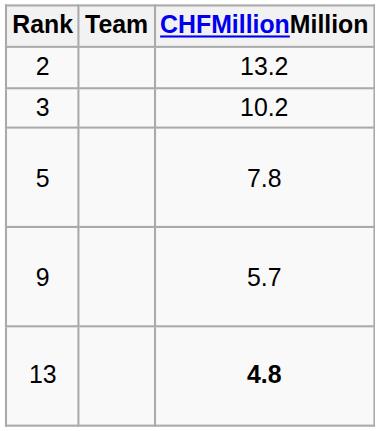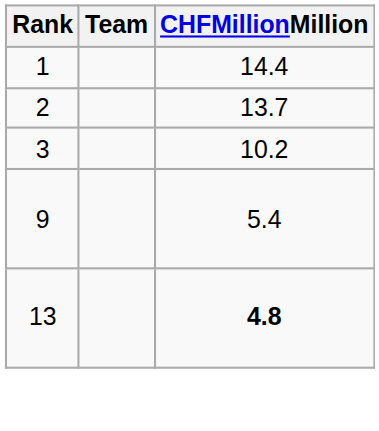+ row: (43, 67)
(264, 67) 13.2 -> (264, 108) 13.7
- row: (43, 178)
(264, 277) 5.7 -> (264, 219) 5.4
